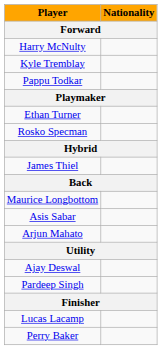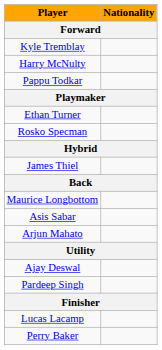rows swapped: (53, 64) <-> (53, 47)
